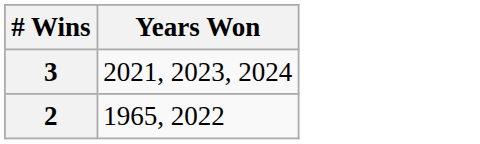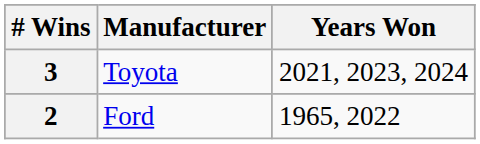+ column: (185, 26)
